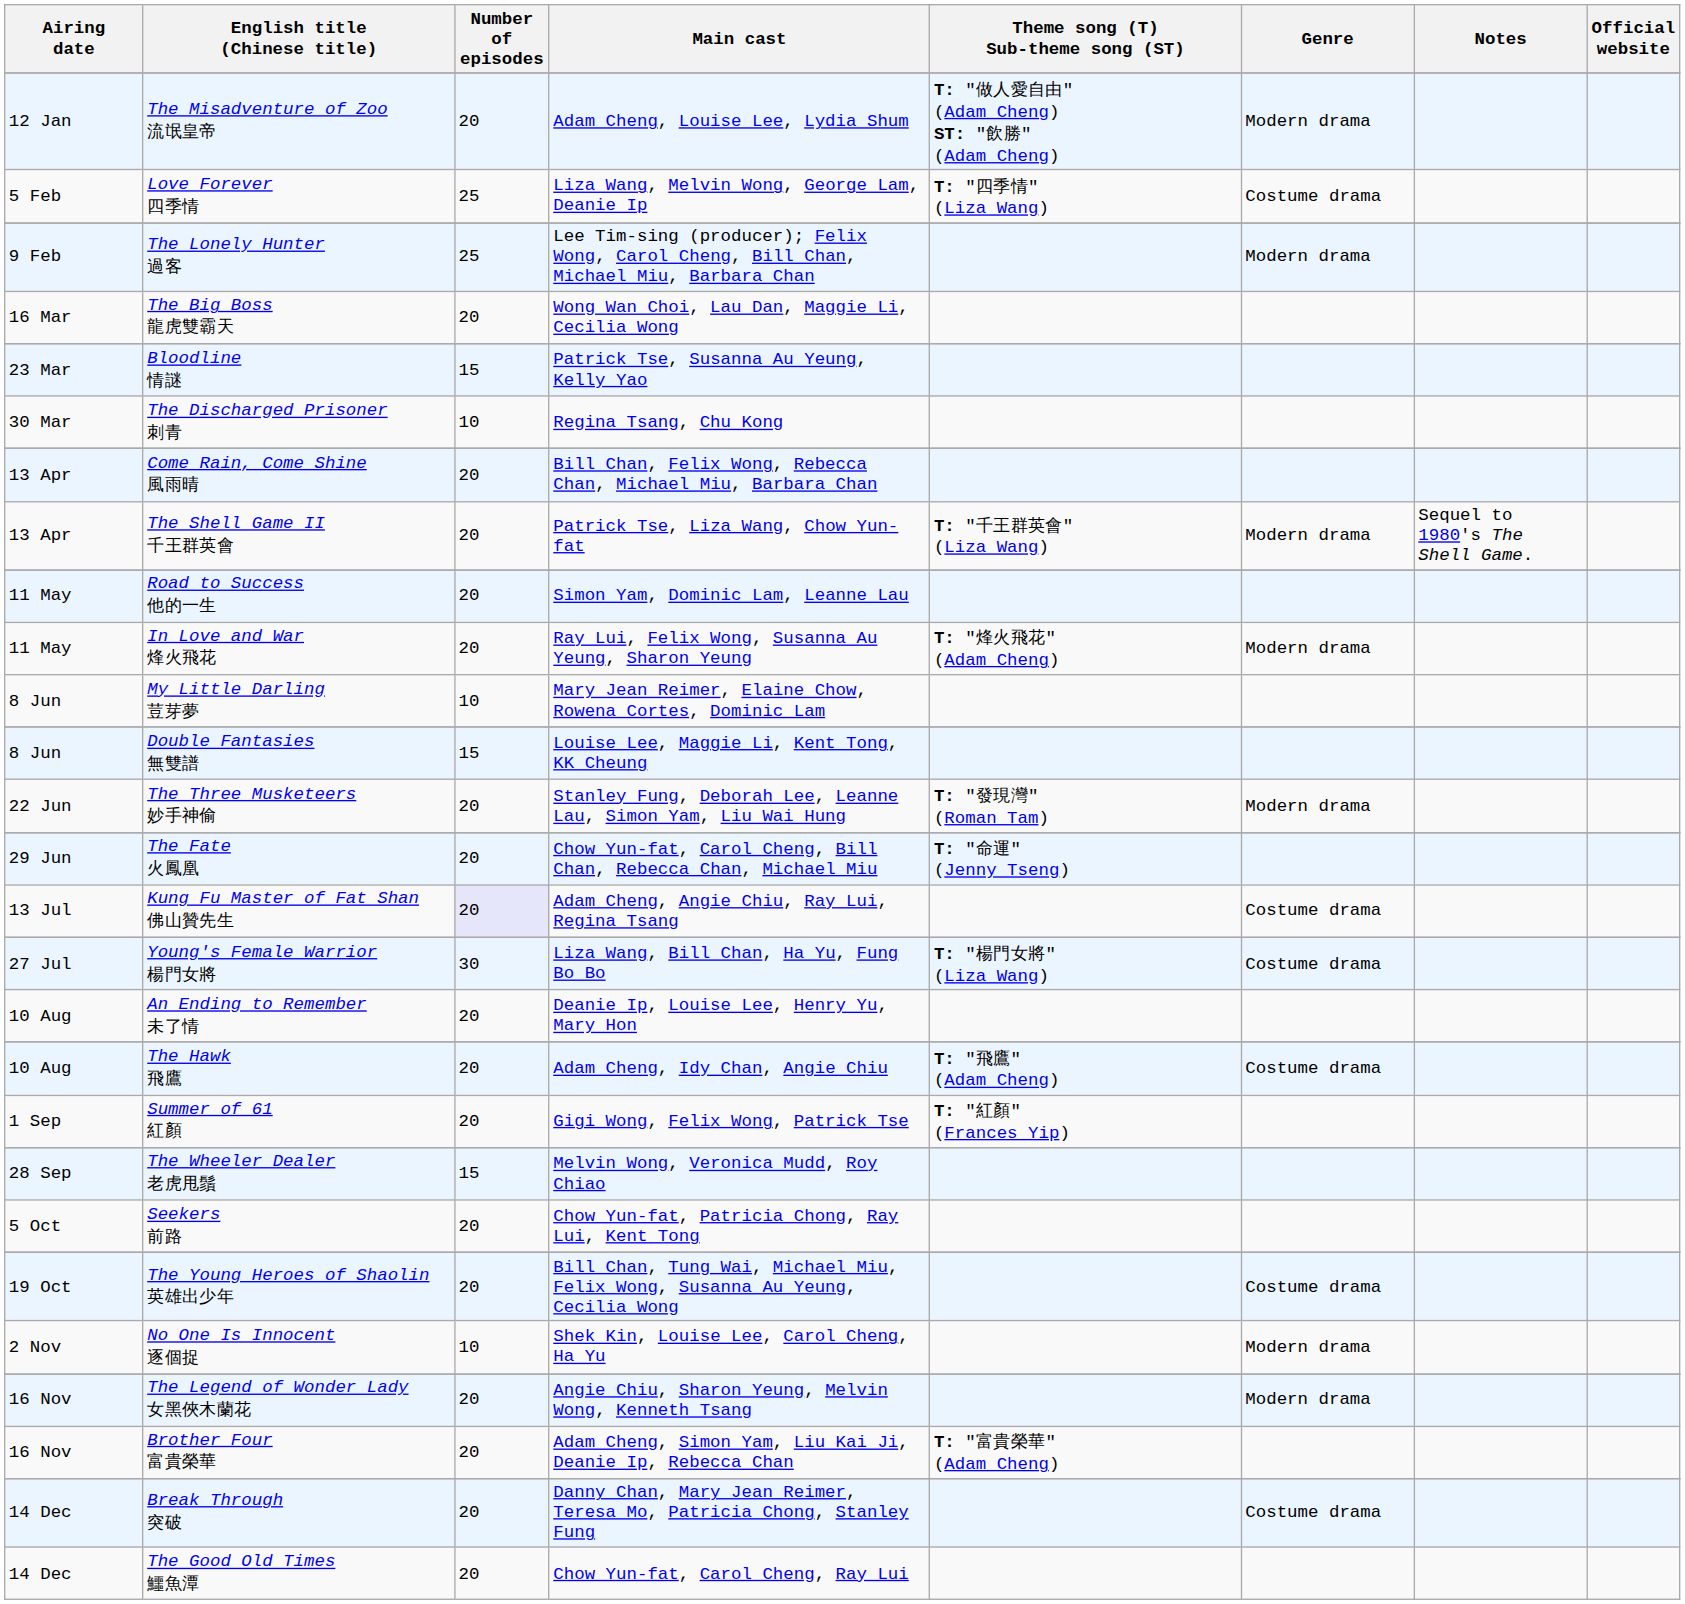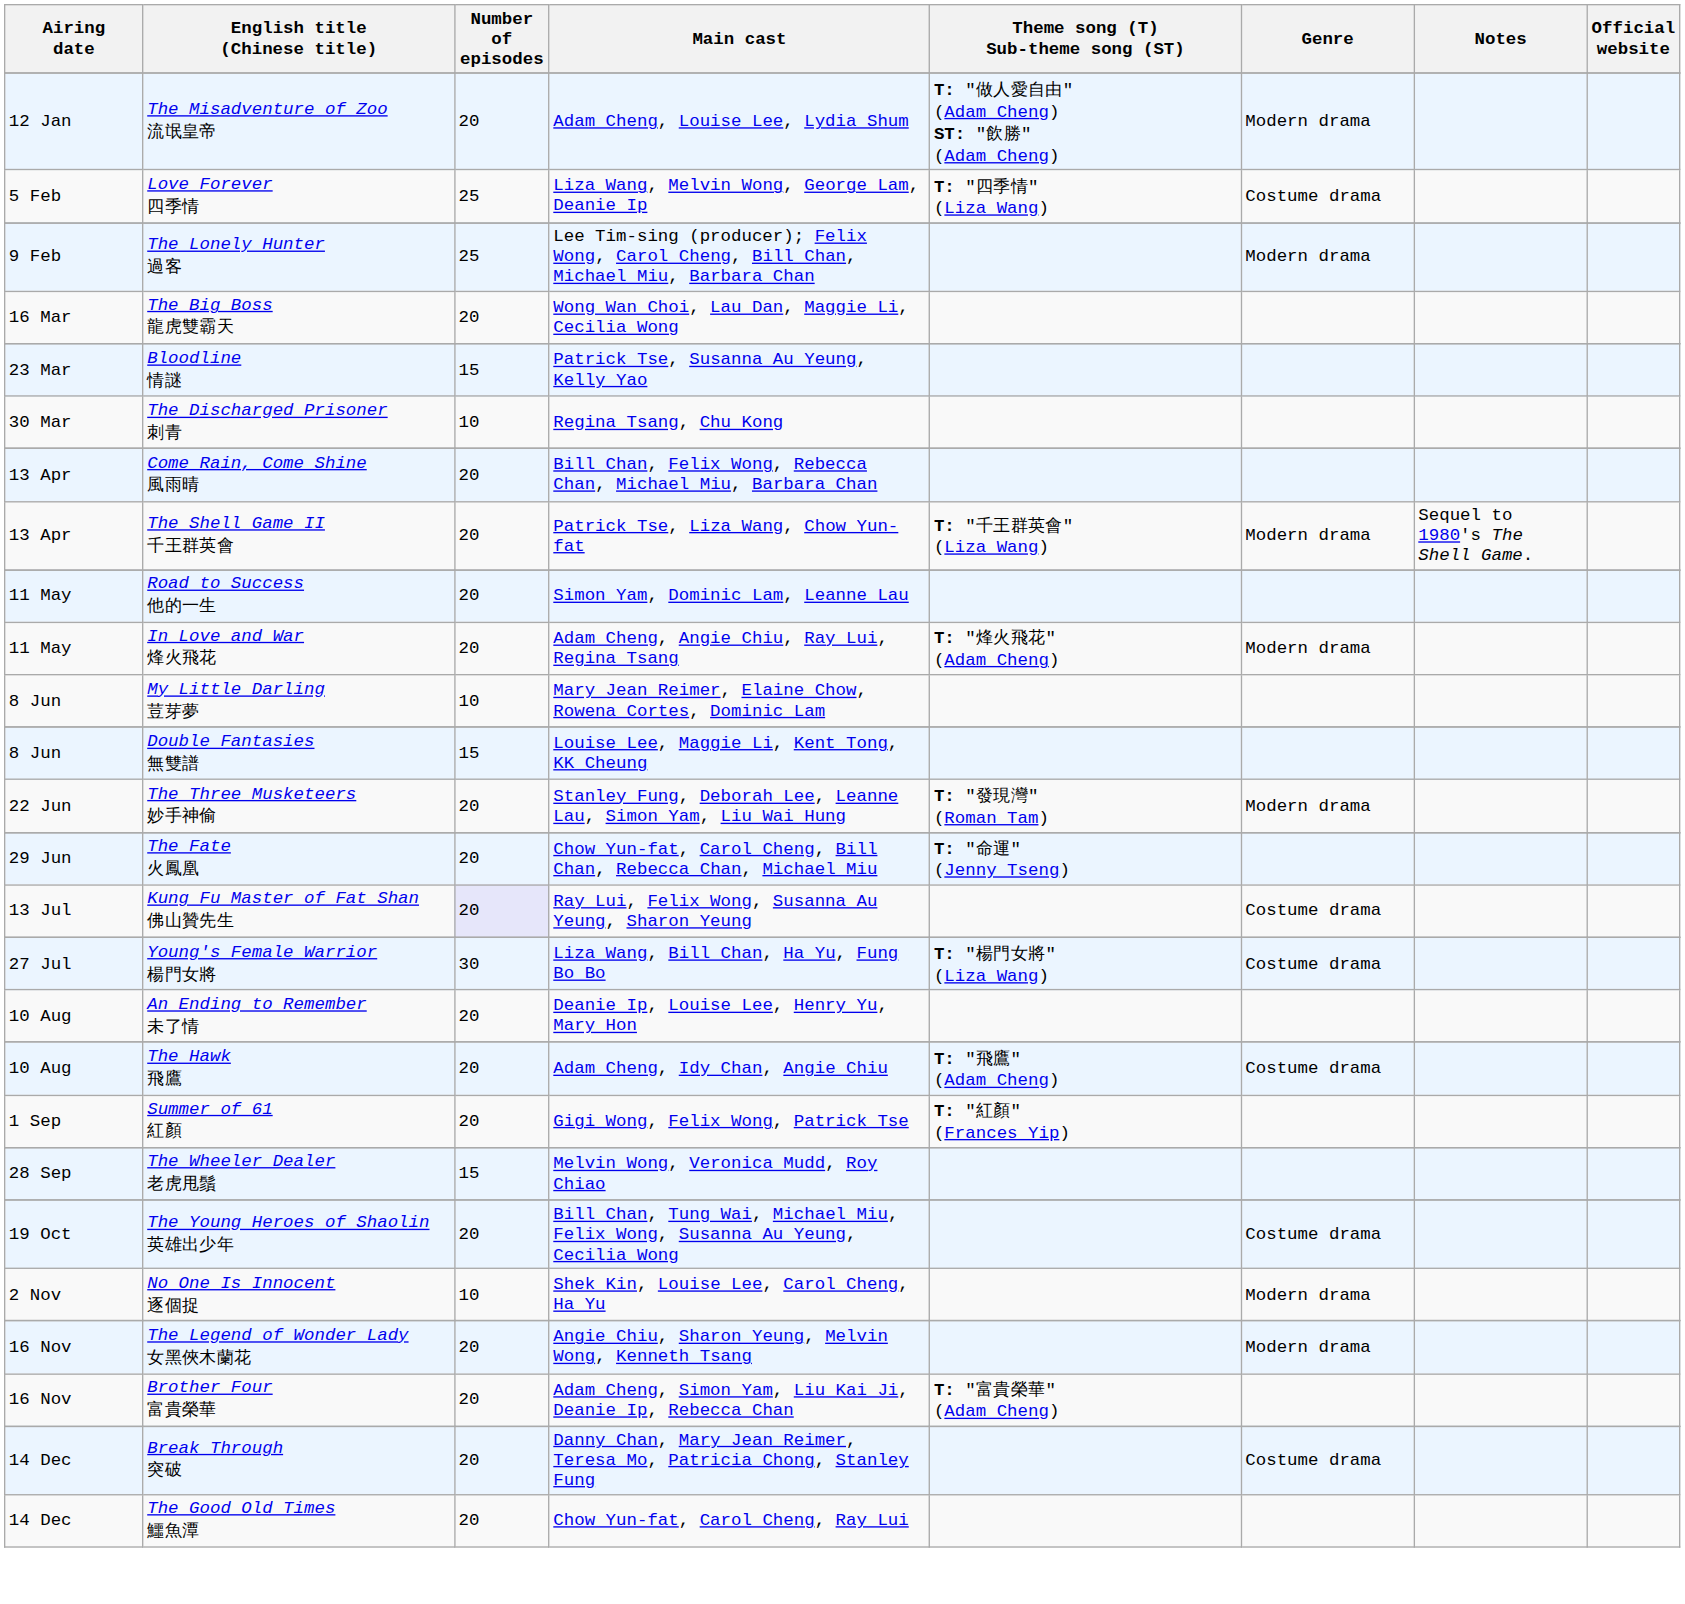(715, 648) Ray Lui, Felix Wong, Susanna Au Yeung, Sharon Yeung -> (721, 648) Adam Cheng, Angie Chiu, Ray Lui, Regina Tsang
(721, 911) Adam Cheng, Angie Chiu, Ray Lui, Regina Tsang -> (715, 911) Ray Lui, Felix Wong, Susanna Au Yeung, Sharon Yeung
- row: (184, 1225)
